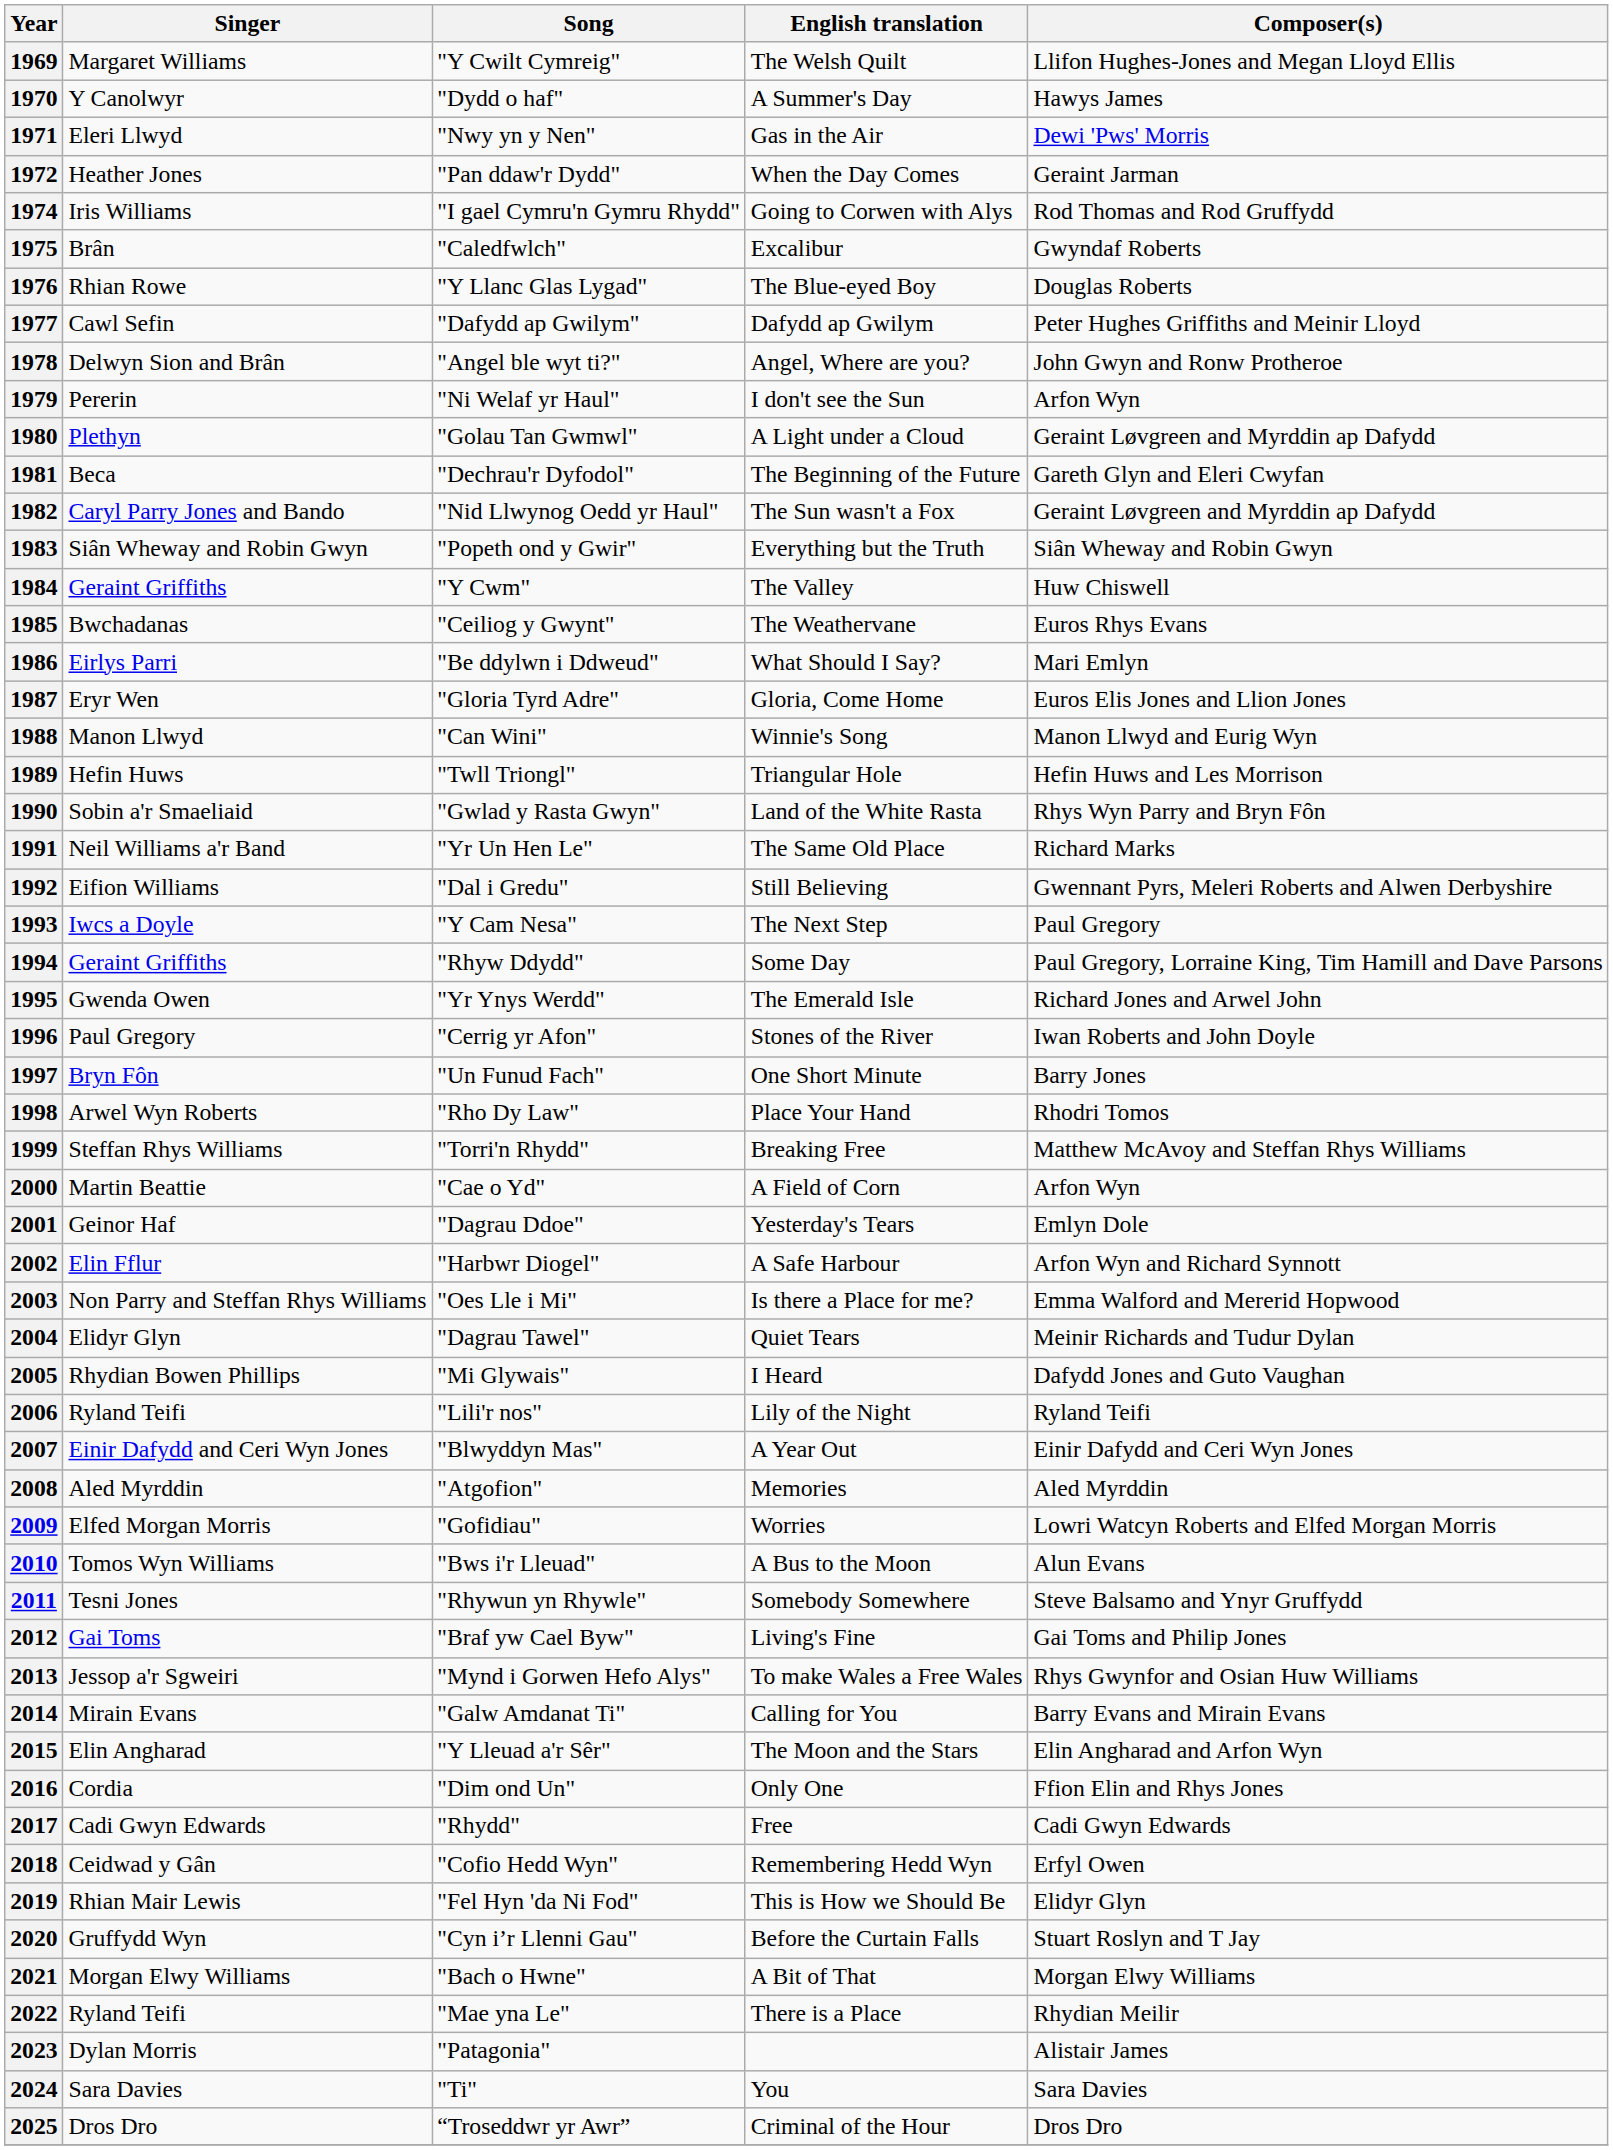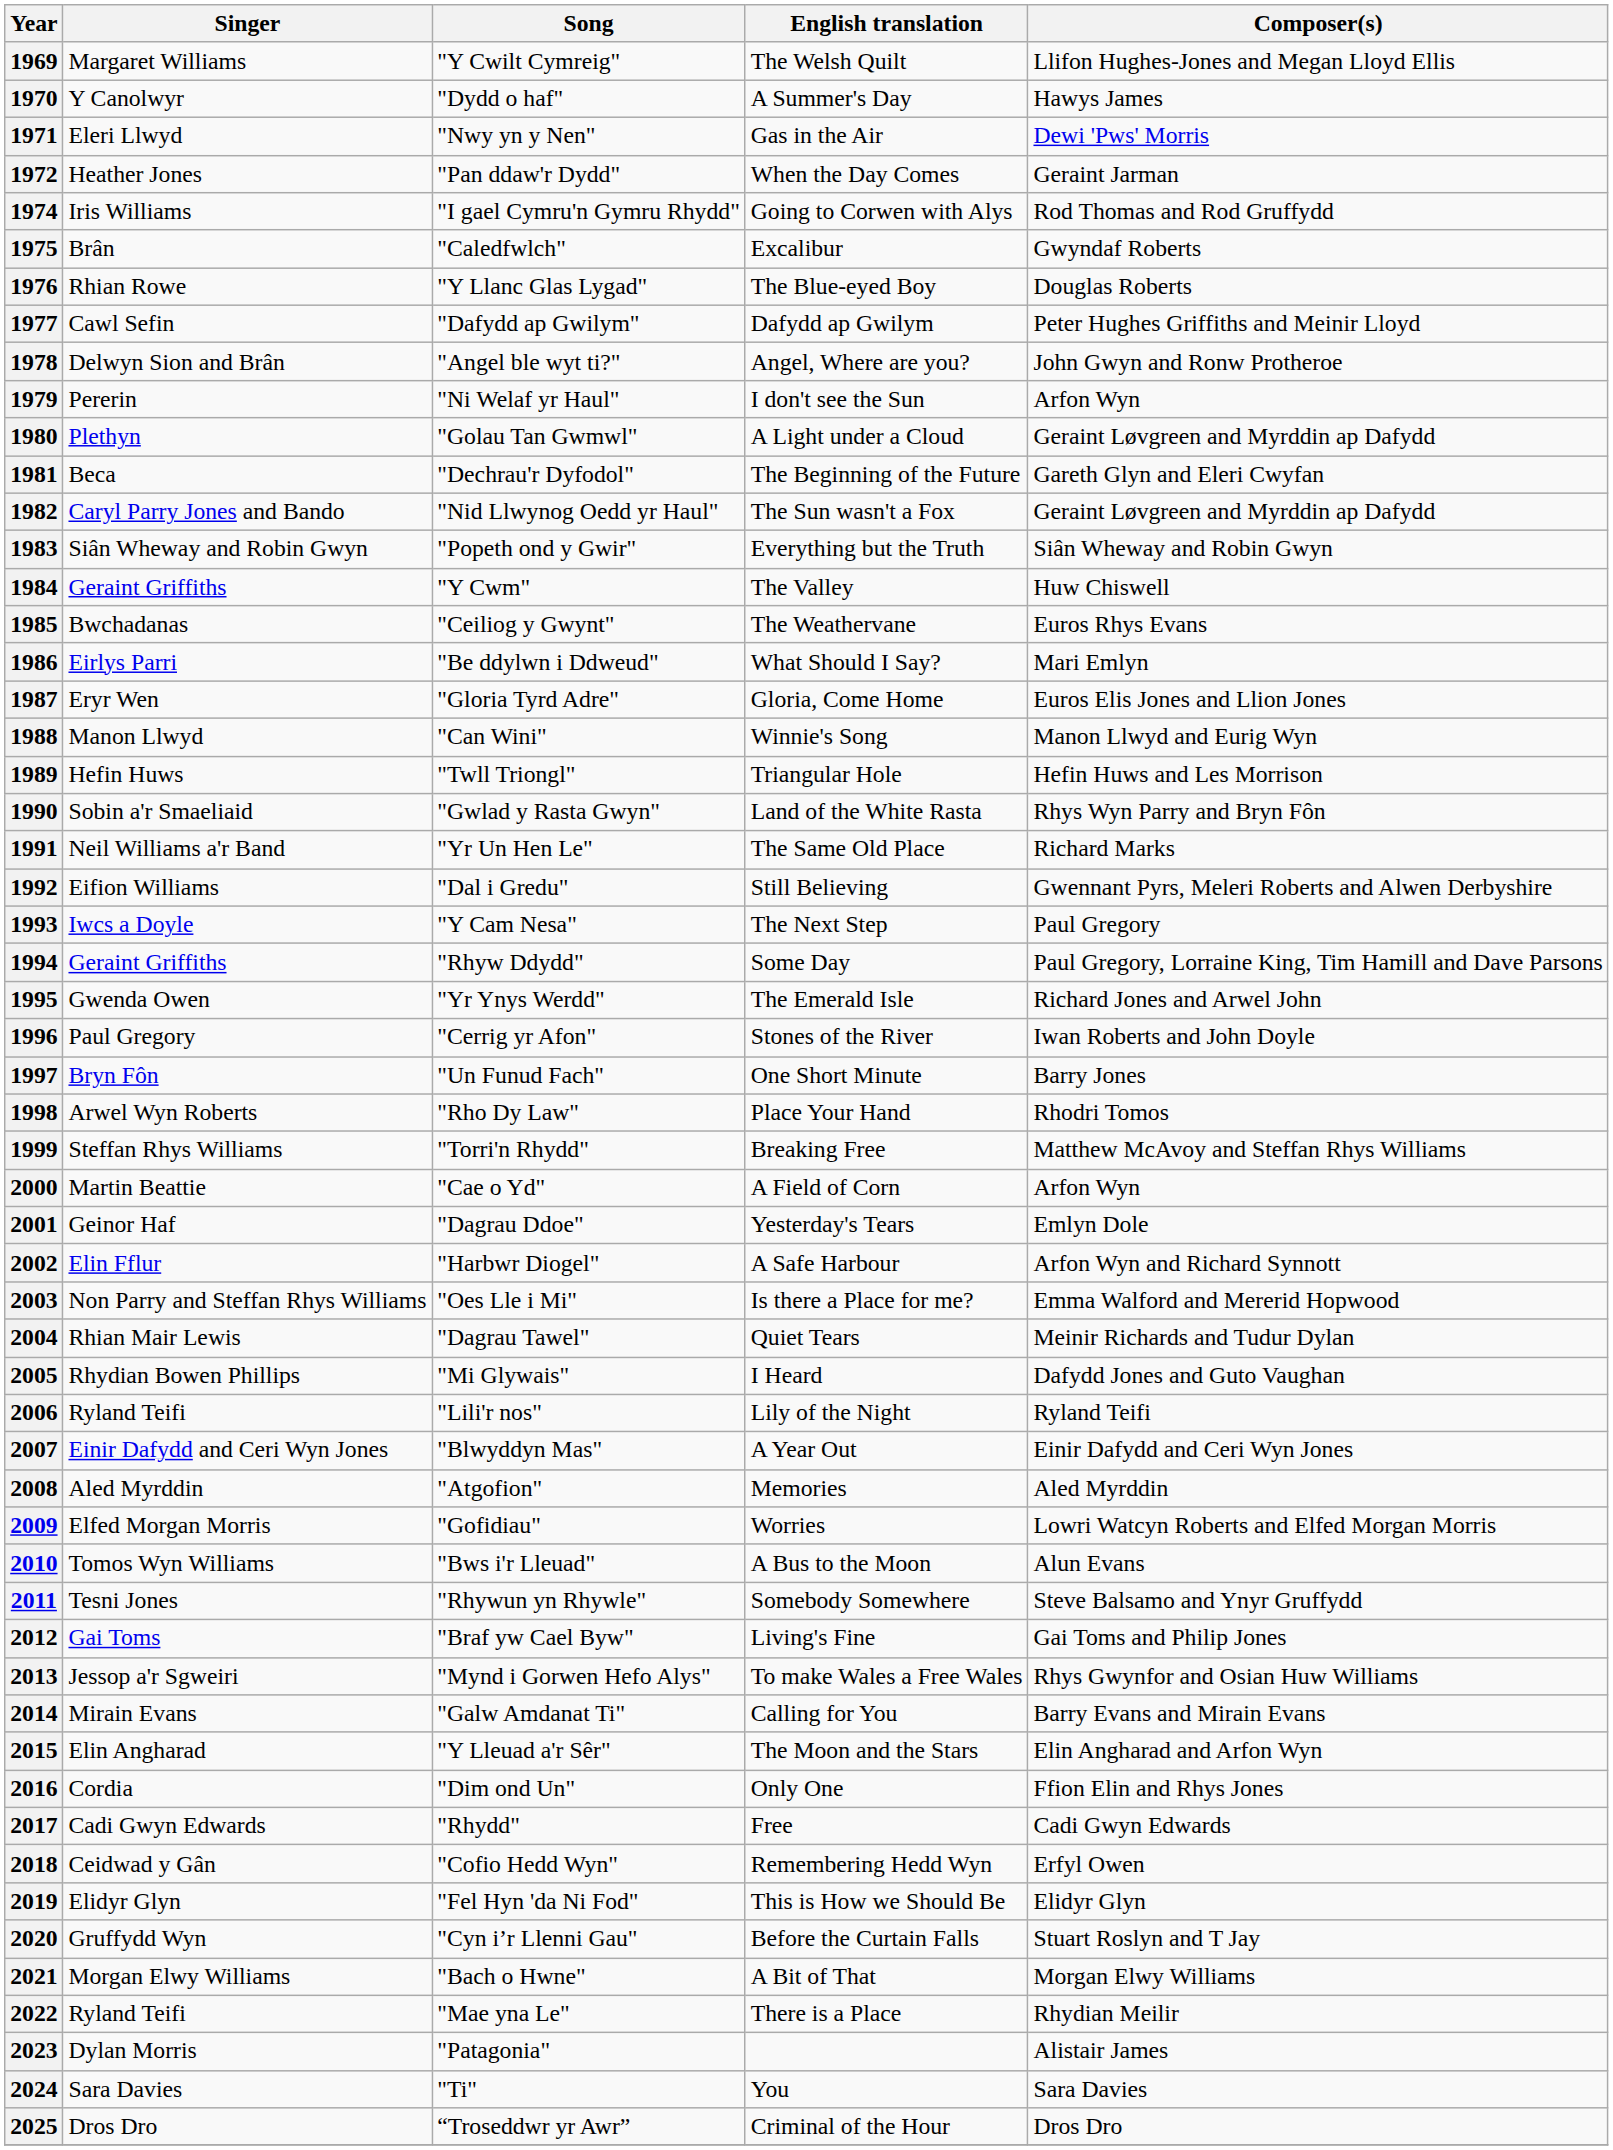(125, 1337) Elidyr Glyn -> (155, 1337) Rhian Mair Lewis
(155, 1901) Rhian Mair Lewis -> (125, 1901) Elidyr Glyn
